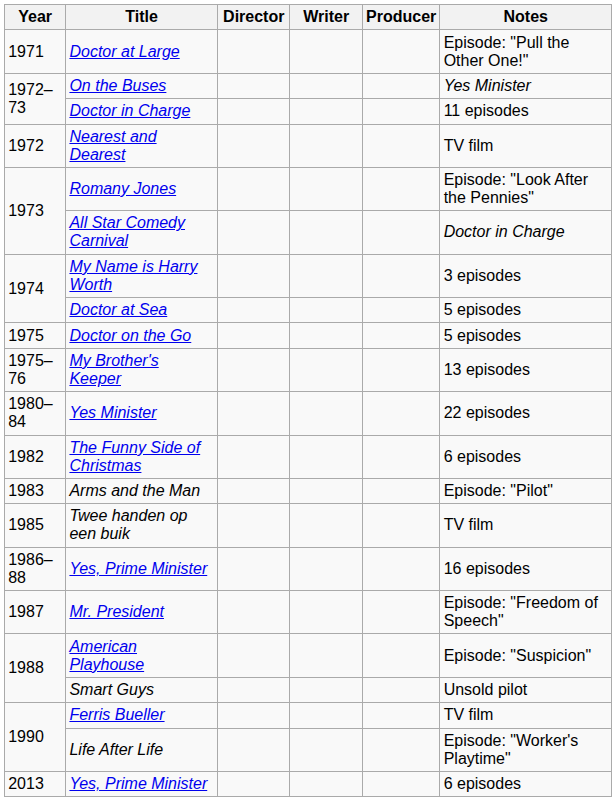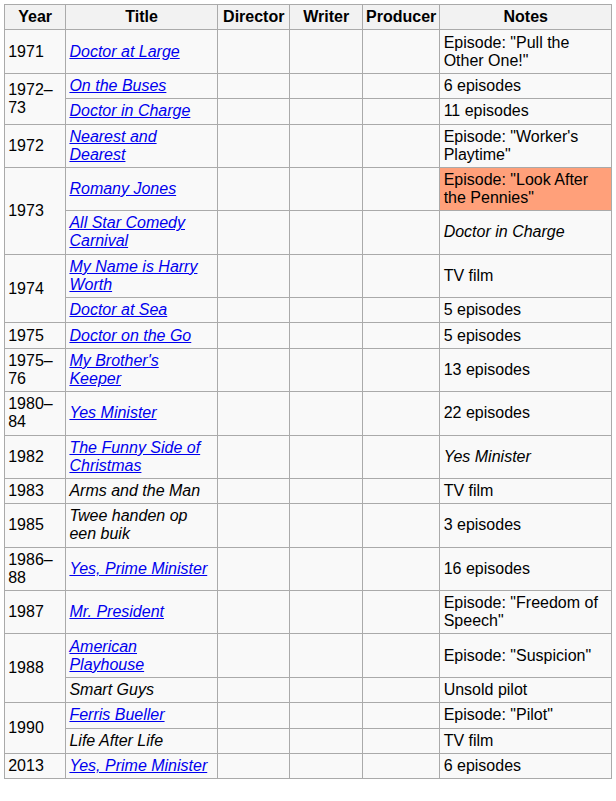(487, 85) Yes Minister -> (482, 85) 6 episodes
(469, 145) TV film -> (511, 145) Episode: "Worker's Playtime"
(516, 189) no background -> (516, 189) lightsalmon background
(482, 275) 3 episodes -> (469, 275) TV film
(482, 456) 6 episodes -> (487, 456) Yes Minister
(498, 491) Episode: "Pilot" -> (469, 491) TV film
(469, 525) TV film -> (482, 525) 3 episodes
(469, 715) TV film -> (498, 715) Episode: "Pilot"
(511, 749) Episode: "Worker's Playtime" -> (469, 740) TV film
